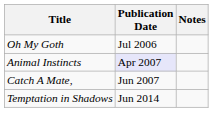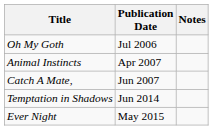(139, 62) lavender background -> (139, 62) no background
+ row: (32, 116)
